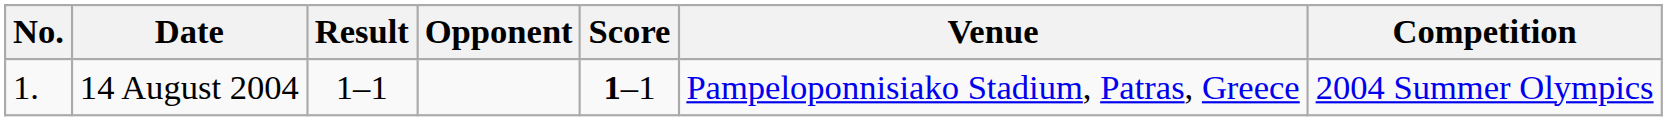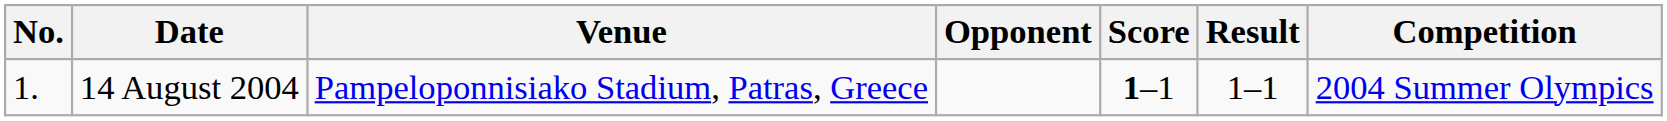columns swapped: (993, 31) <-> (362, 31)
